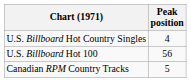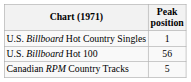(167, 38) 4 -> (167, 38) 1
